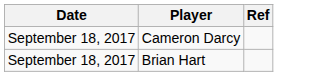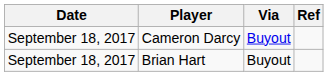+ column: (269, 15)
